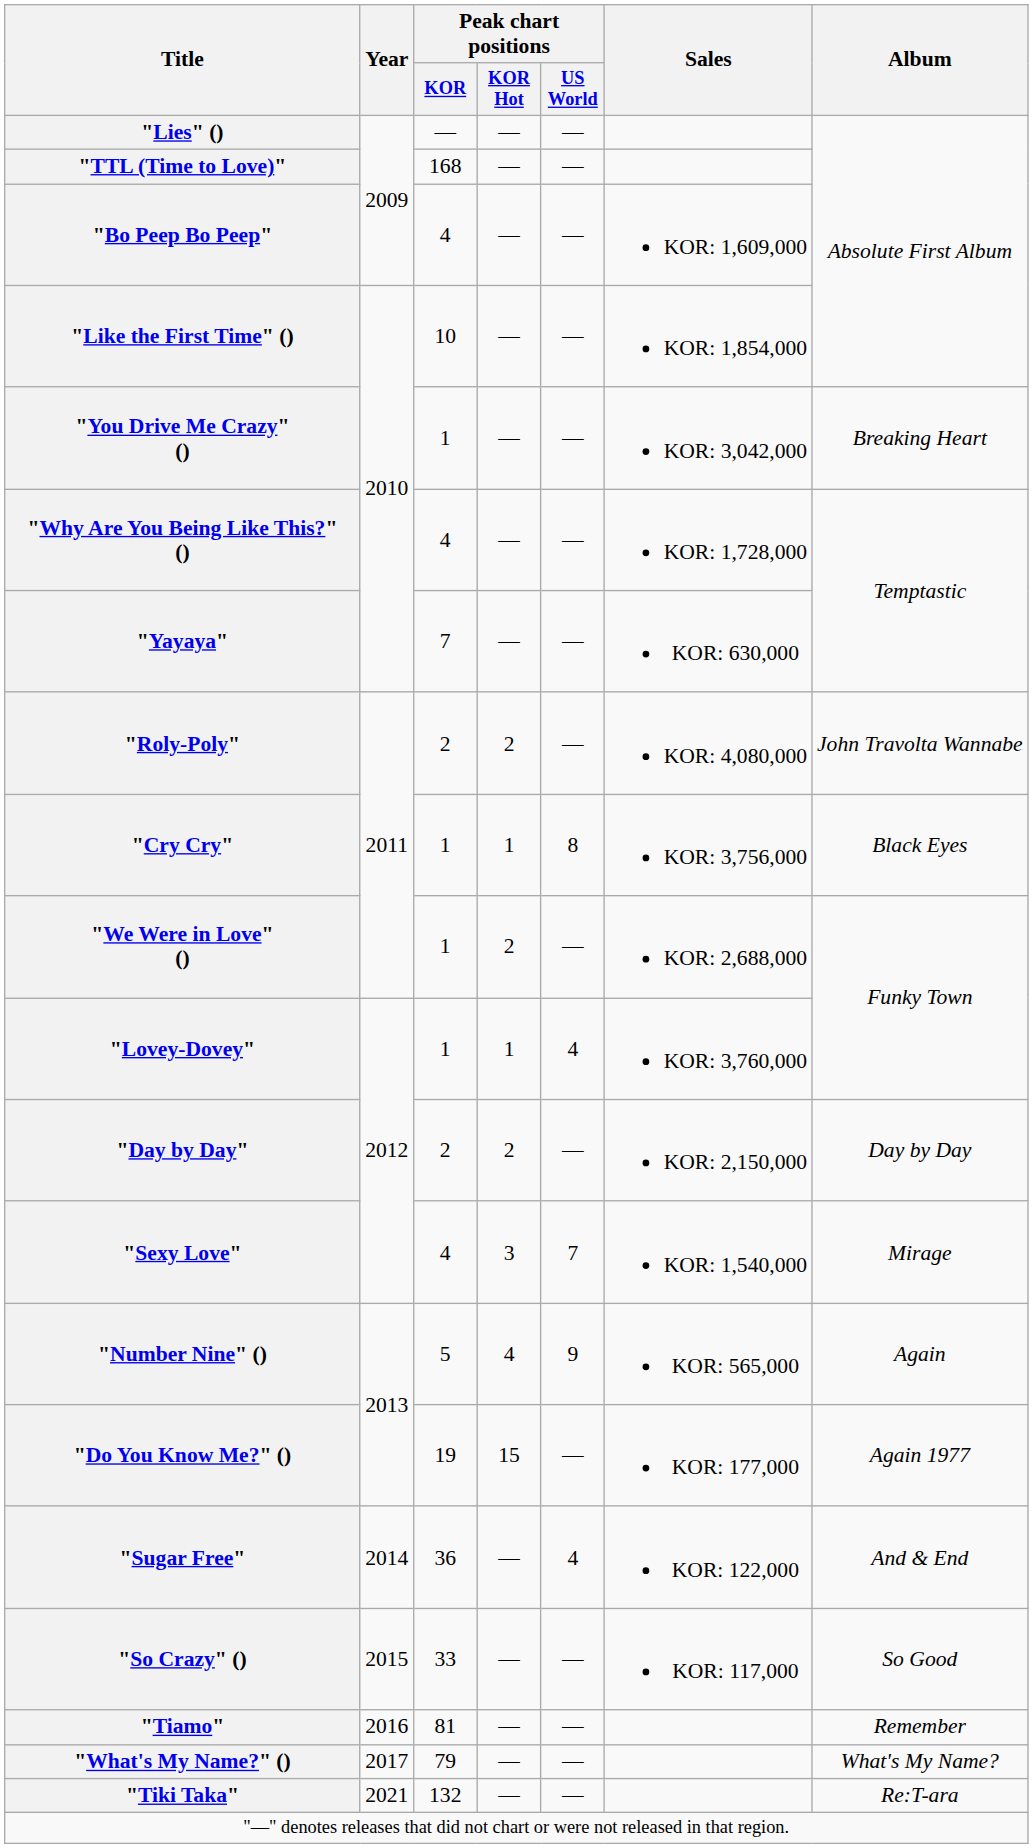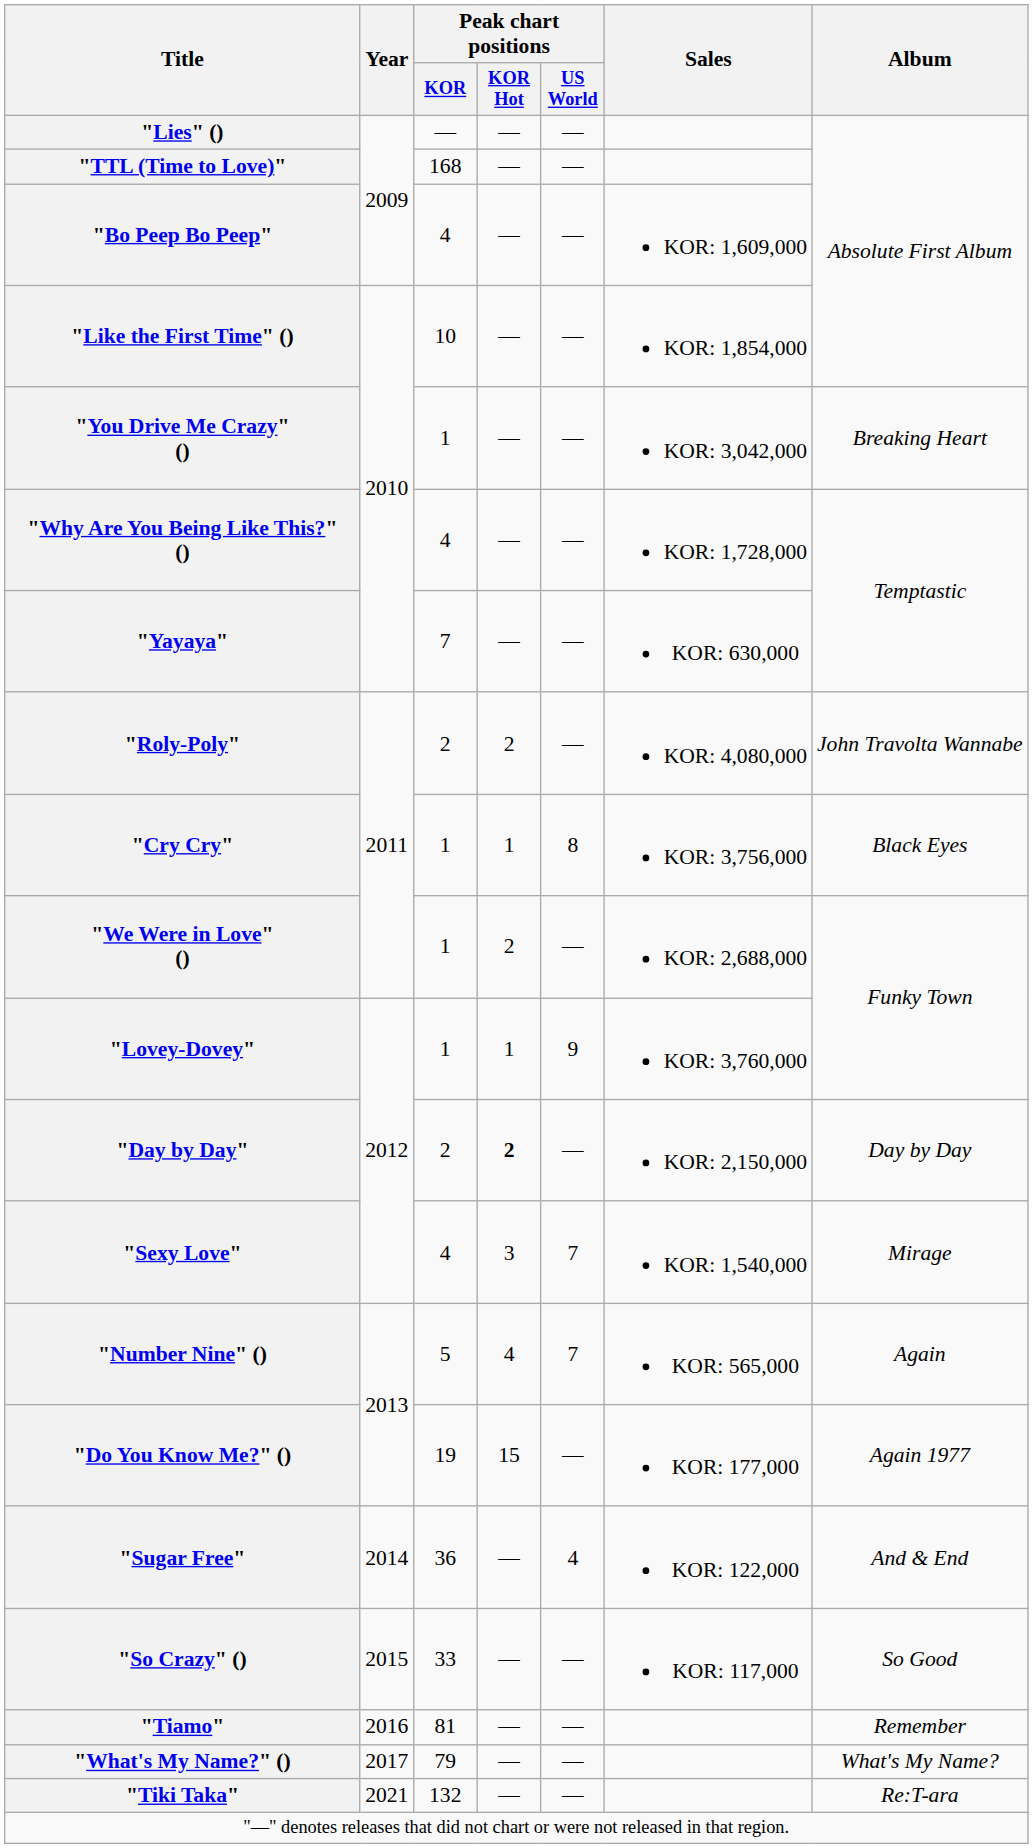(573, 1048) 4 -> (573, 1048) 9
(509, 1150) normal -> (509, 1150) bold
(573, 1353) 9 -> (573, 1353) 7
